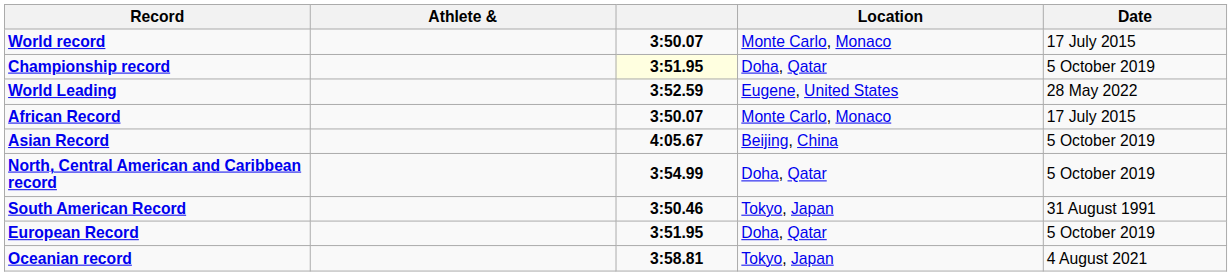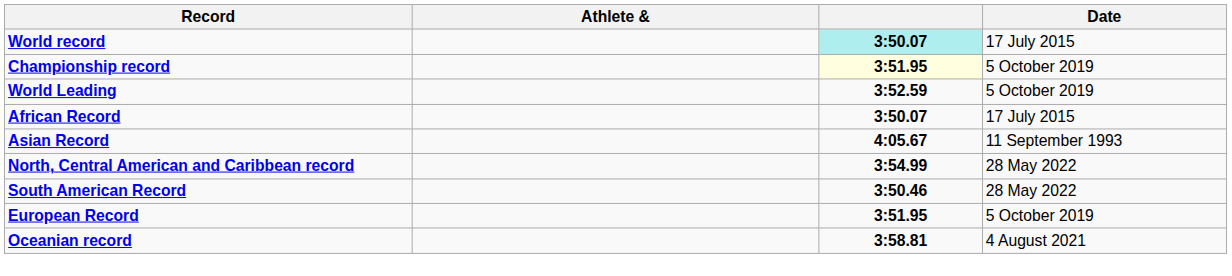- column: (890, 16)
(677, 41) no background -> (901, 41) paleturquoise background
(1092, 91) 28 May 2022 -> (1040, 91) 5 October 2019
(1101, 141) 5 October 2019 -> (1054, 141) 11 September 1993
(1101, 174) 5 October 2019 -> (1031, 166) 28 May 2022
(1101, 208) 31 August 1991 -> (1031, 191) 28 May 2022
